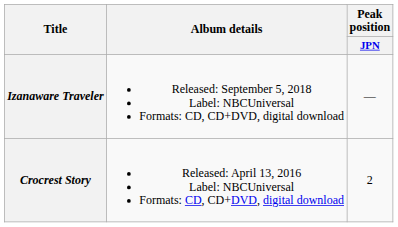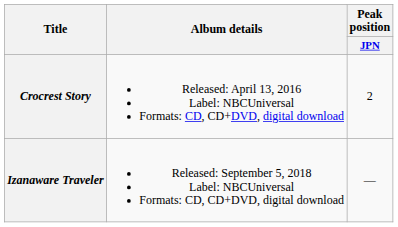rows swapped: (55, 180) <-> (55, 96)
